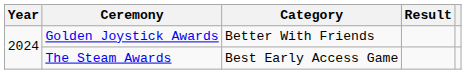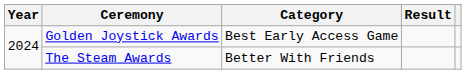(300, 37) Better With Friends -> (312, 37) Best Early Access Game
(312, 58) Best Early Access Game -> (300, 58) Better With Friends
